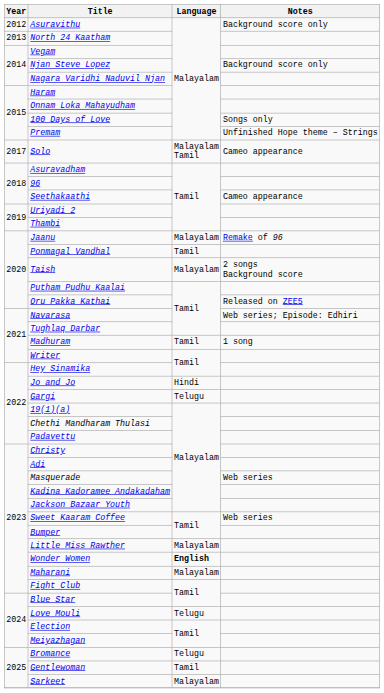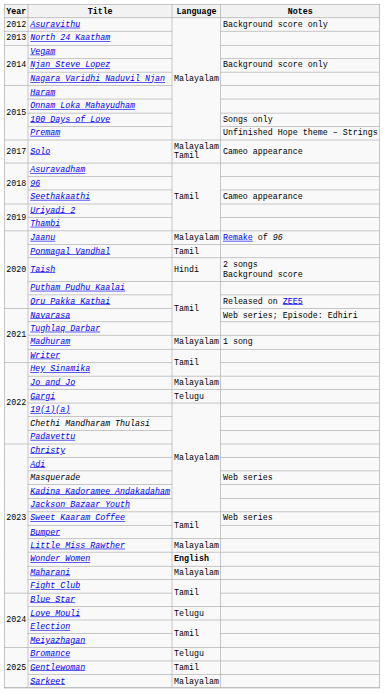(196, 270) Malayalam -> (186, 270) Hindi
(186, 342) Tamil -> (196, 342) Malayalam
(186, 383) Hindi -> (196, 383) Malayalam
